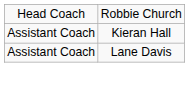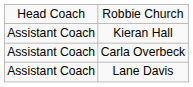+ row: (143, 52)
